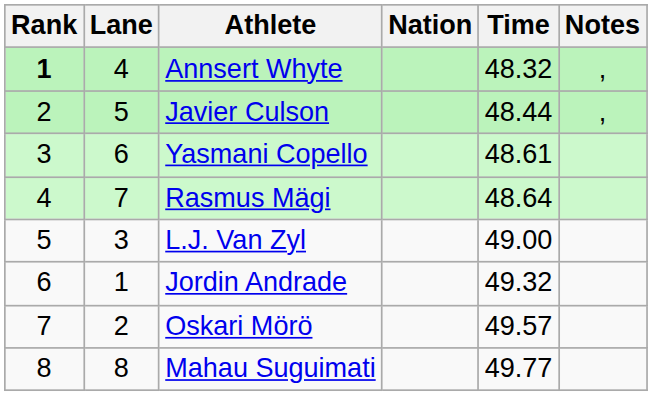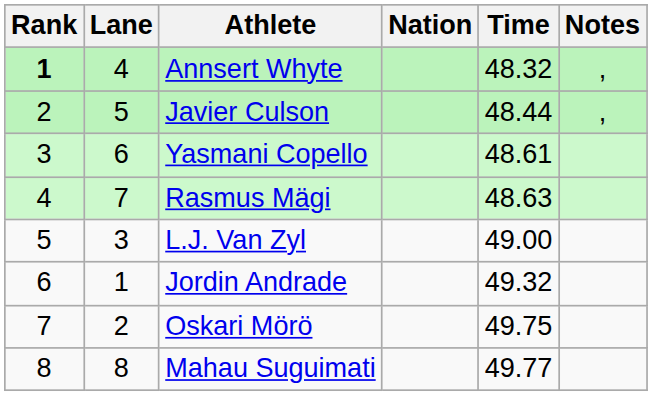(519, 197) 48.64 -> (519, 197) 48.63
(519, 326) 49.57 -> (519, 326) 49.75
